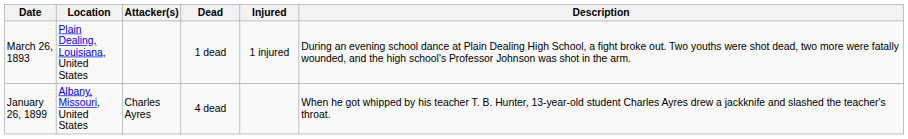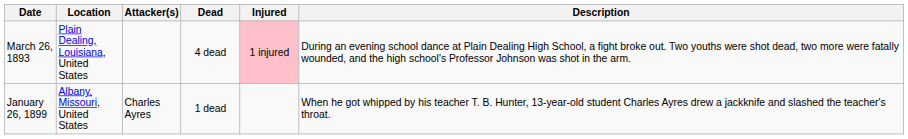(210, 52) 1 dead -> (210, 52) 4 dead
(269, 52) no background -> (269, 52) pink background
(210, 109) 4 dead -> (210, 109) 1 dead
